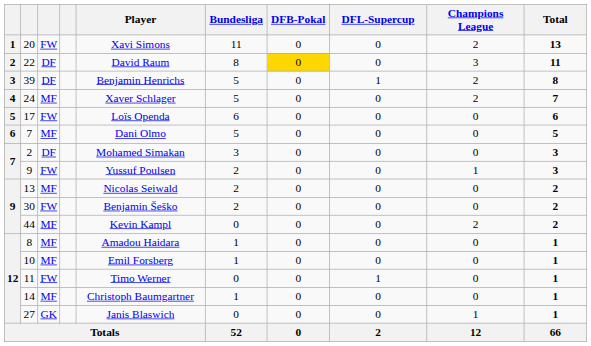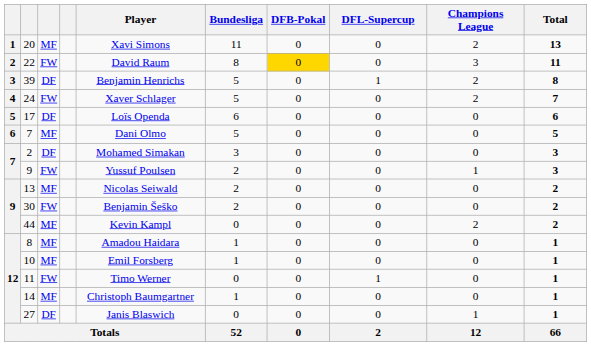(49, 44) FW -> (49, 44) MF
(49, 62) DF -> (49, 62) FW
(49, 98) MF -> (49, 98) FW
(49, 116) FW -> (49, 116) DF
(49, 314) GK -> (49, 314) DF
